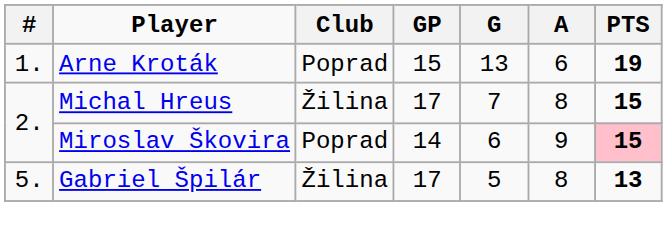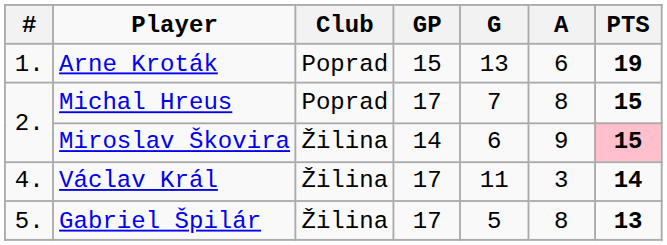(345, 103) Žilina -> (345, 103) Poprad
(345, 142) Poprad -> (345, 142) Žilina
+ row: (138, 181)
